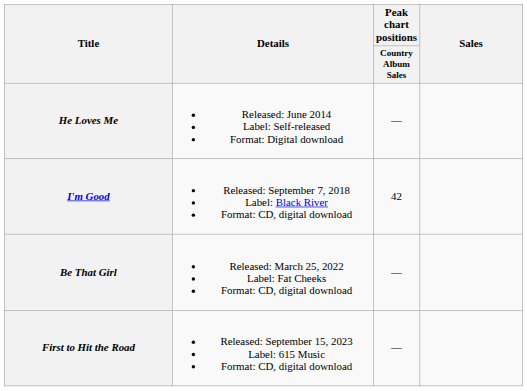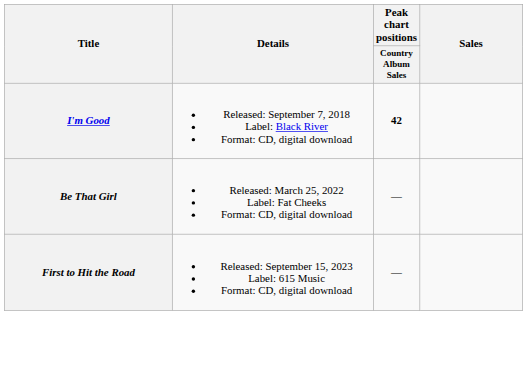- row: (88, 121)
(396, 196) normal -> (396, 121) bold
